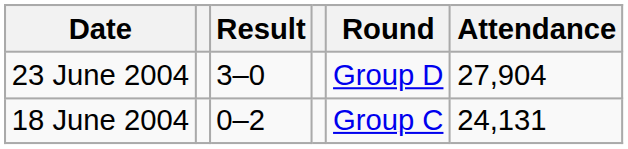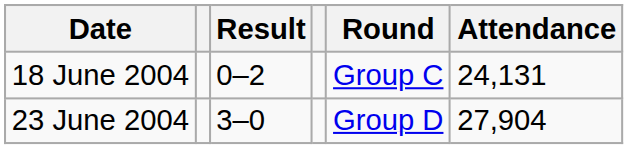rows swapped: (100, 121) <-> (100, 75)
